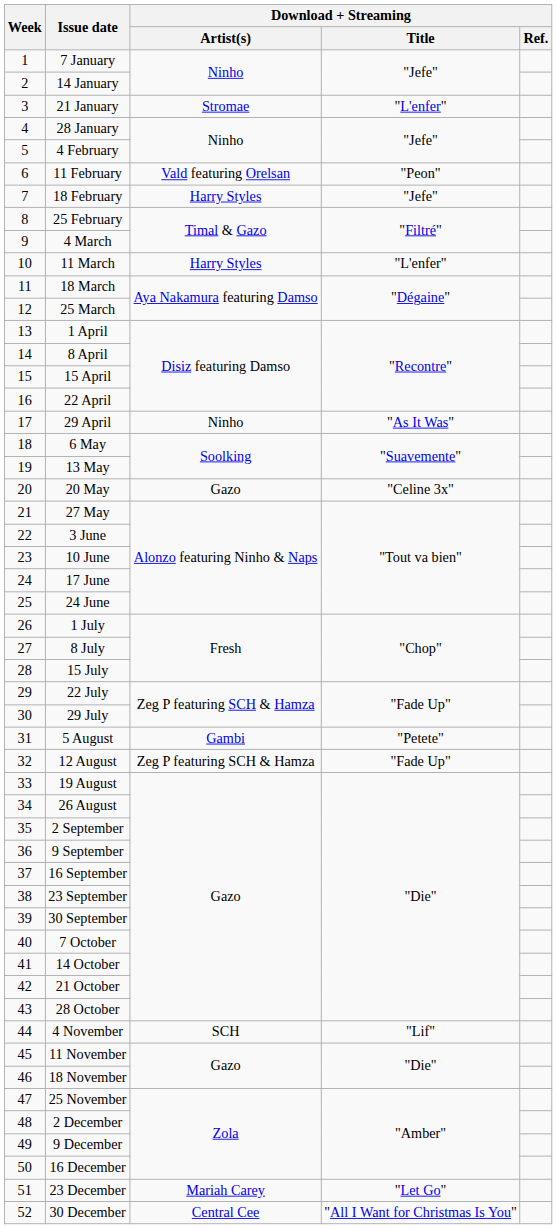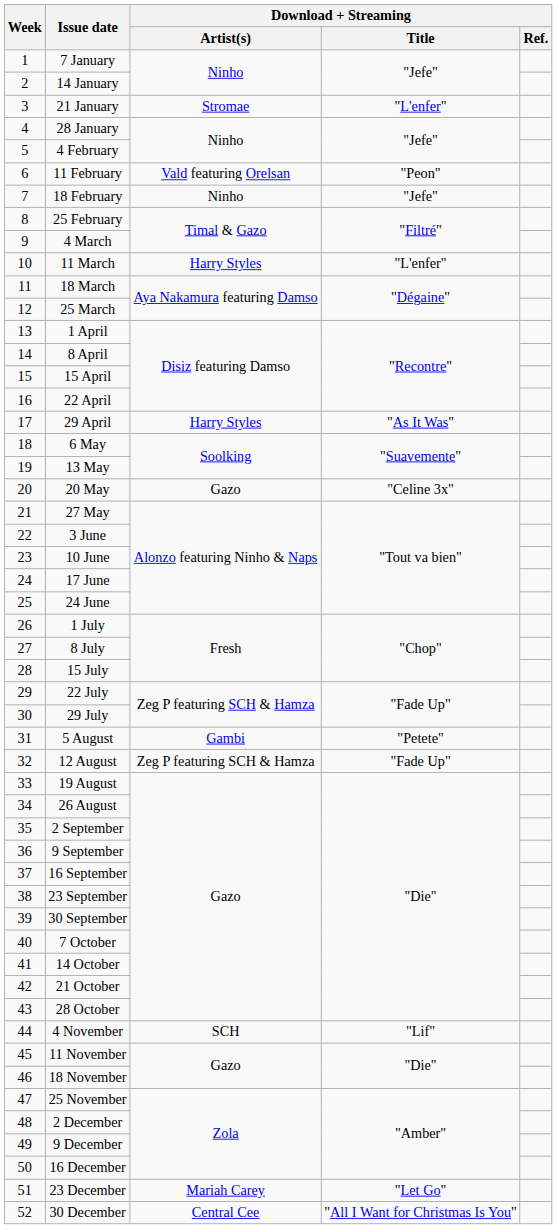(226, 196) Harry Styles -> (226, 196) Ninho
(226, 422) Ninho -> (226, 422) Harry Styles
